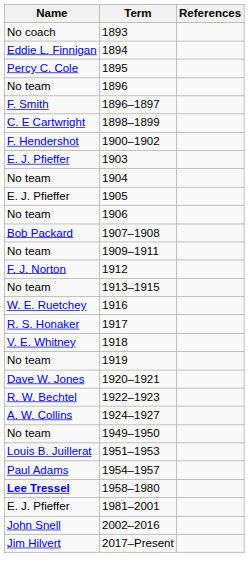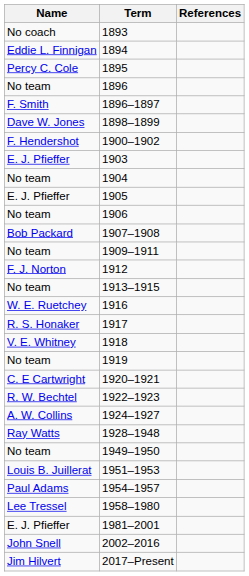(46, 123) C. E Cartwright -> (46, 123) Dave W. Jones
(46, 379) Dave W. Jones -> (46, 379) C. E Cartwright
+ row: (131, 433)
(38, 488) bold -> (37, 506) normal
